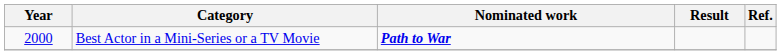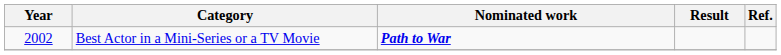(38, 38) 2000 -> (38, 38) 2002
